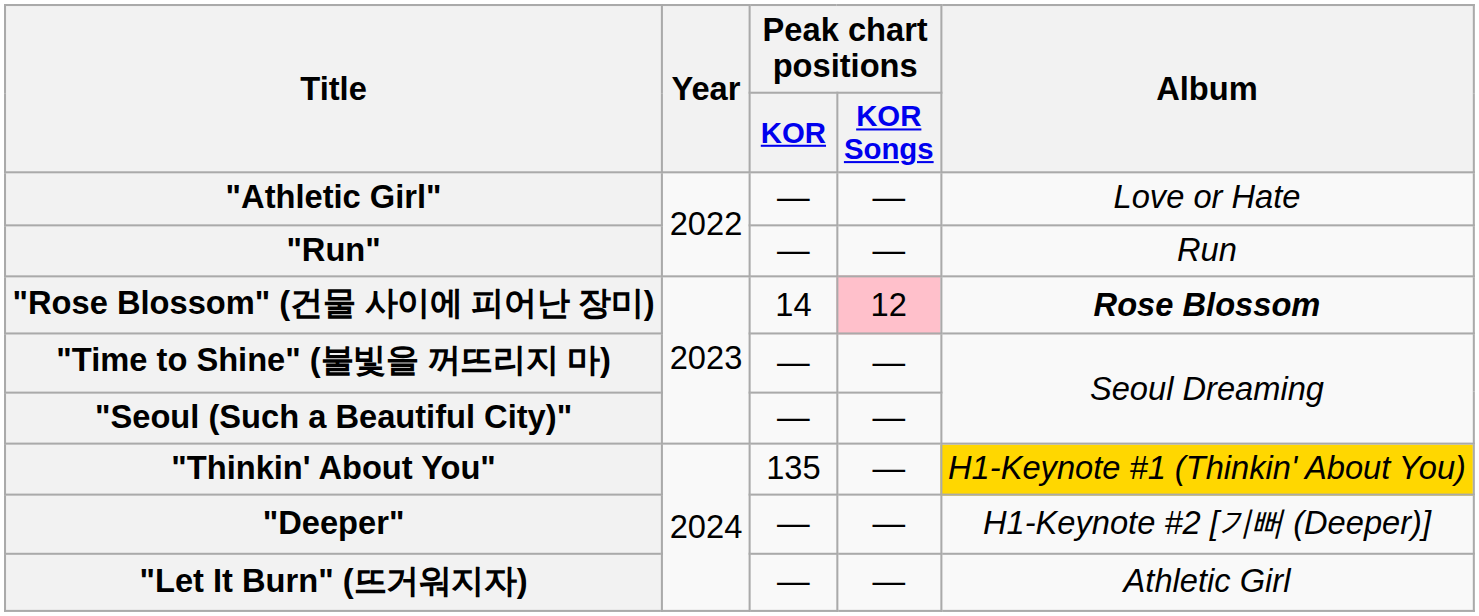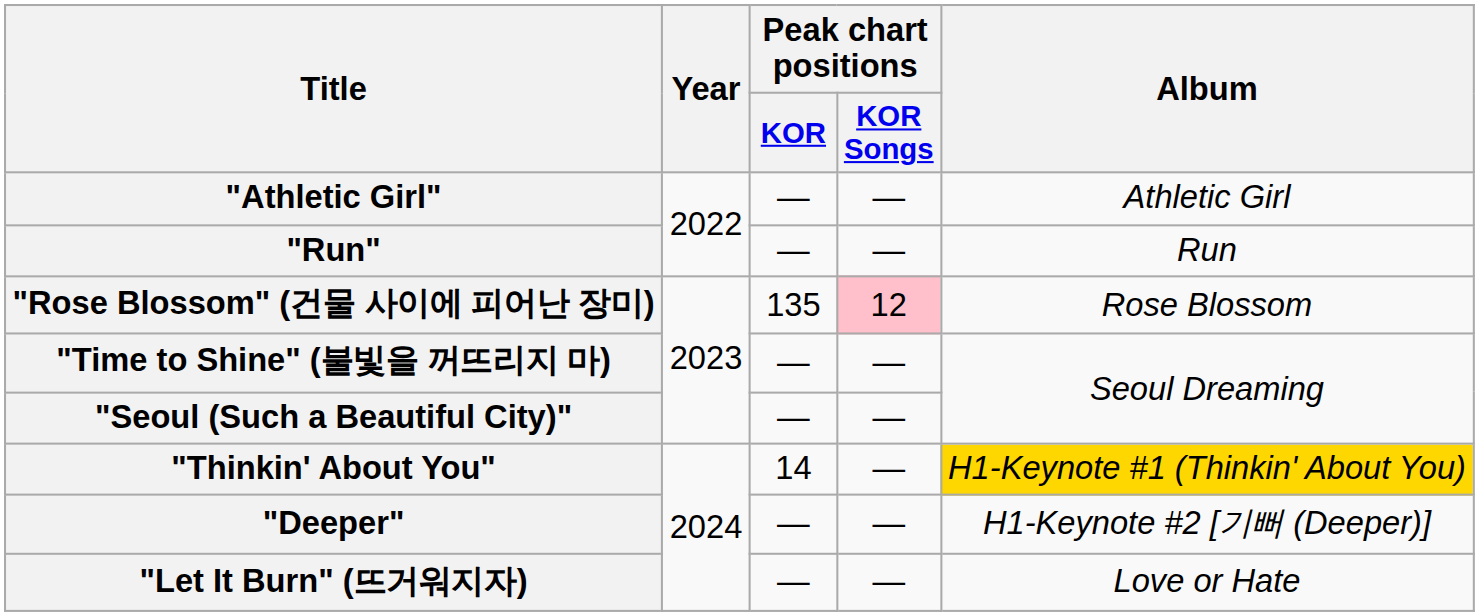(1207, 197) Love or Hate -> (1207, 197) Athletic Girl
(793, 304) 14 -> (793, 304) 135
(1207, 304) bold -> (1207, 304) normal
(793, 468) 135 -> (793, 468) 14
(1207, 581) Athletic Girl -> (1207, 581) Love or Hate
